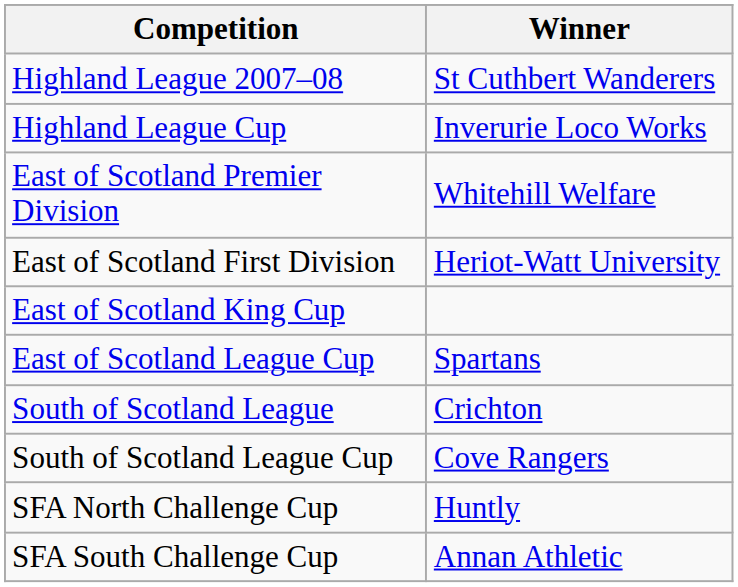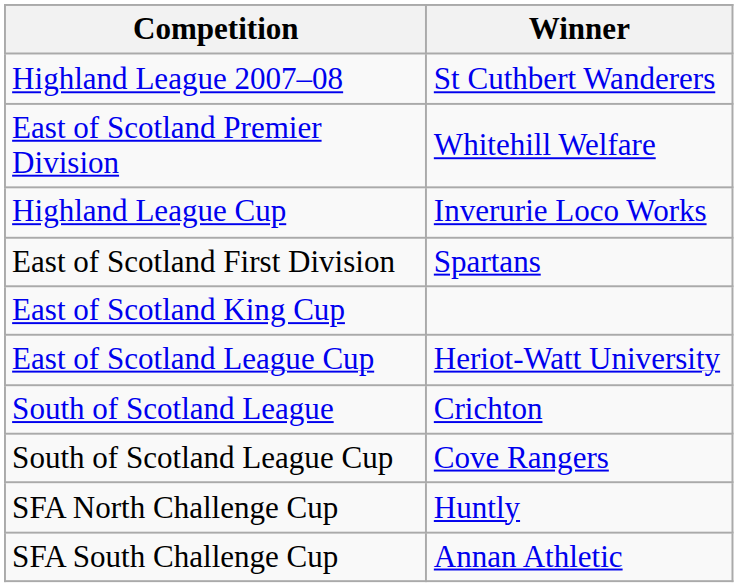rows swapped: (149, 127) <-> (167, 194)
(577, 260) Heriot-Watt University -> (487, 260) Spartans
(487, 359) Spartans -> (577, 359) Heriot-Watt University
